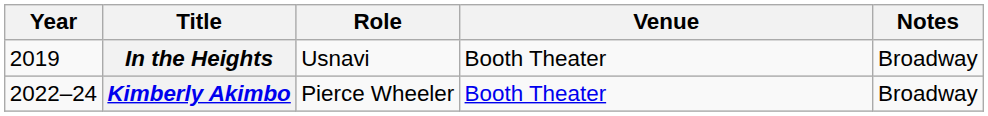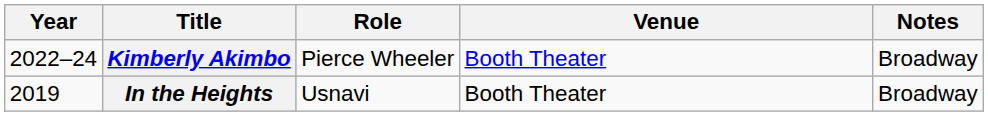rows swapped: (199, 57) <-> (199, 93)
